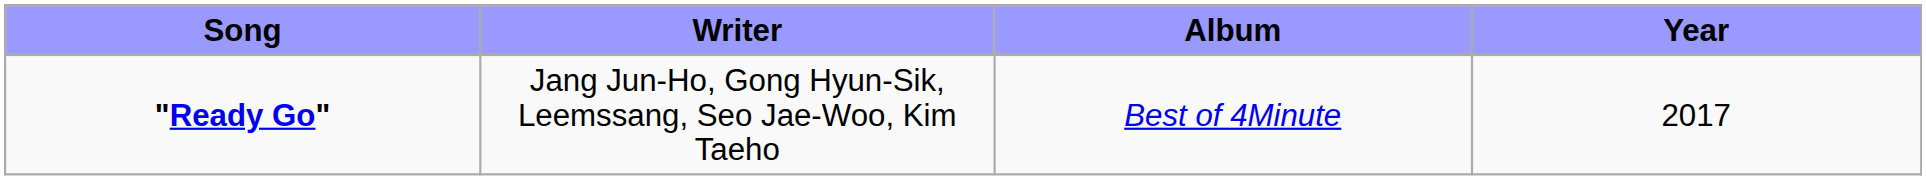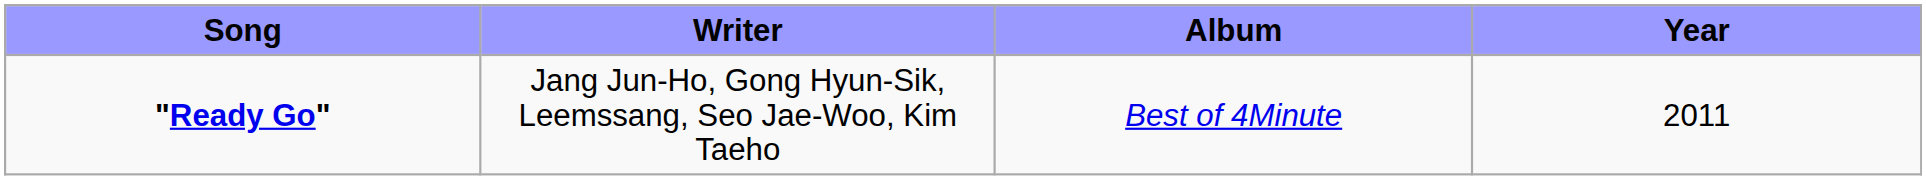(1696, 114) 2017 -> (1697, 114) 2011
